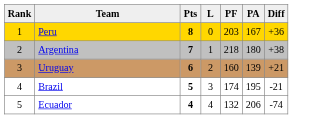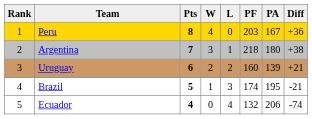+ column: (210, 13)
